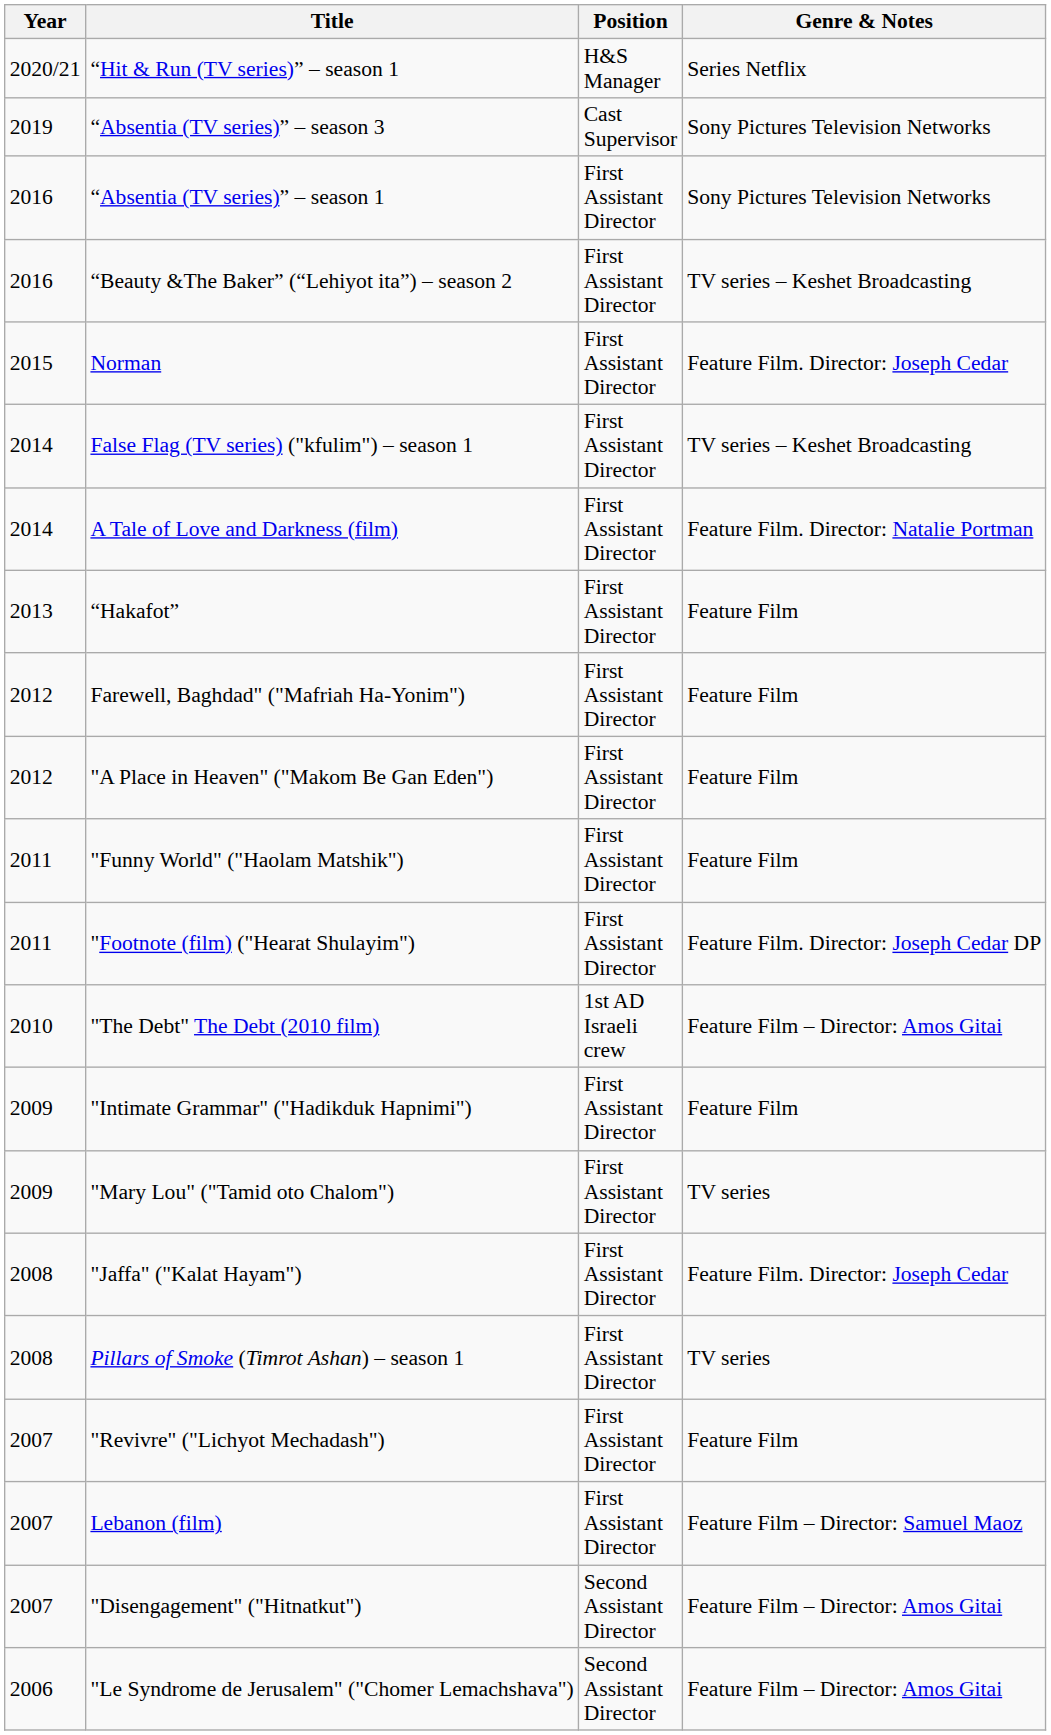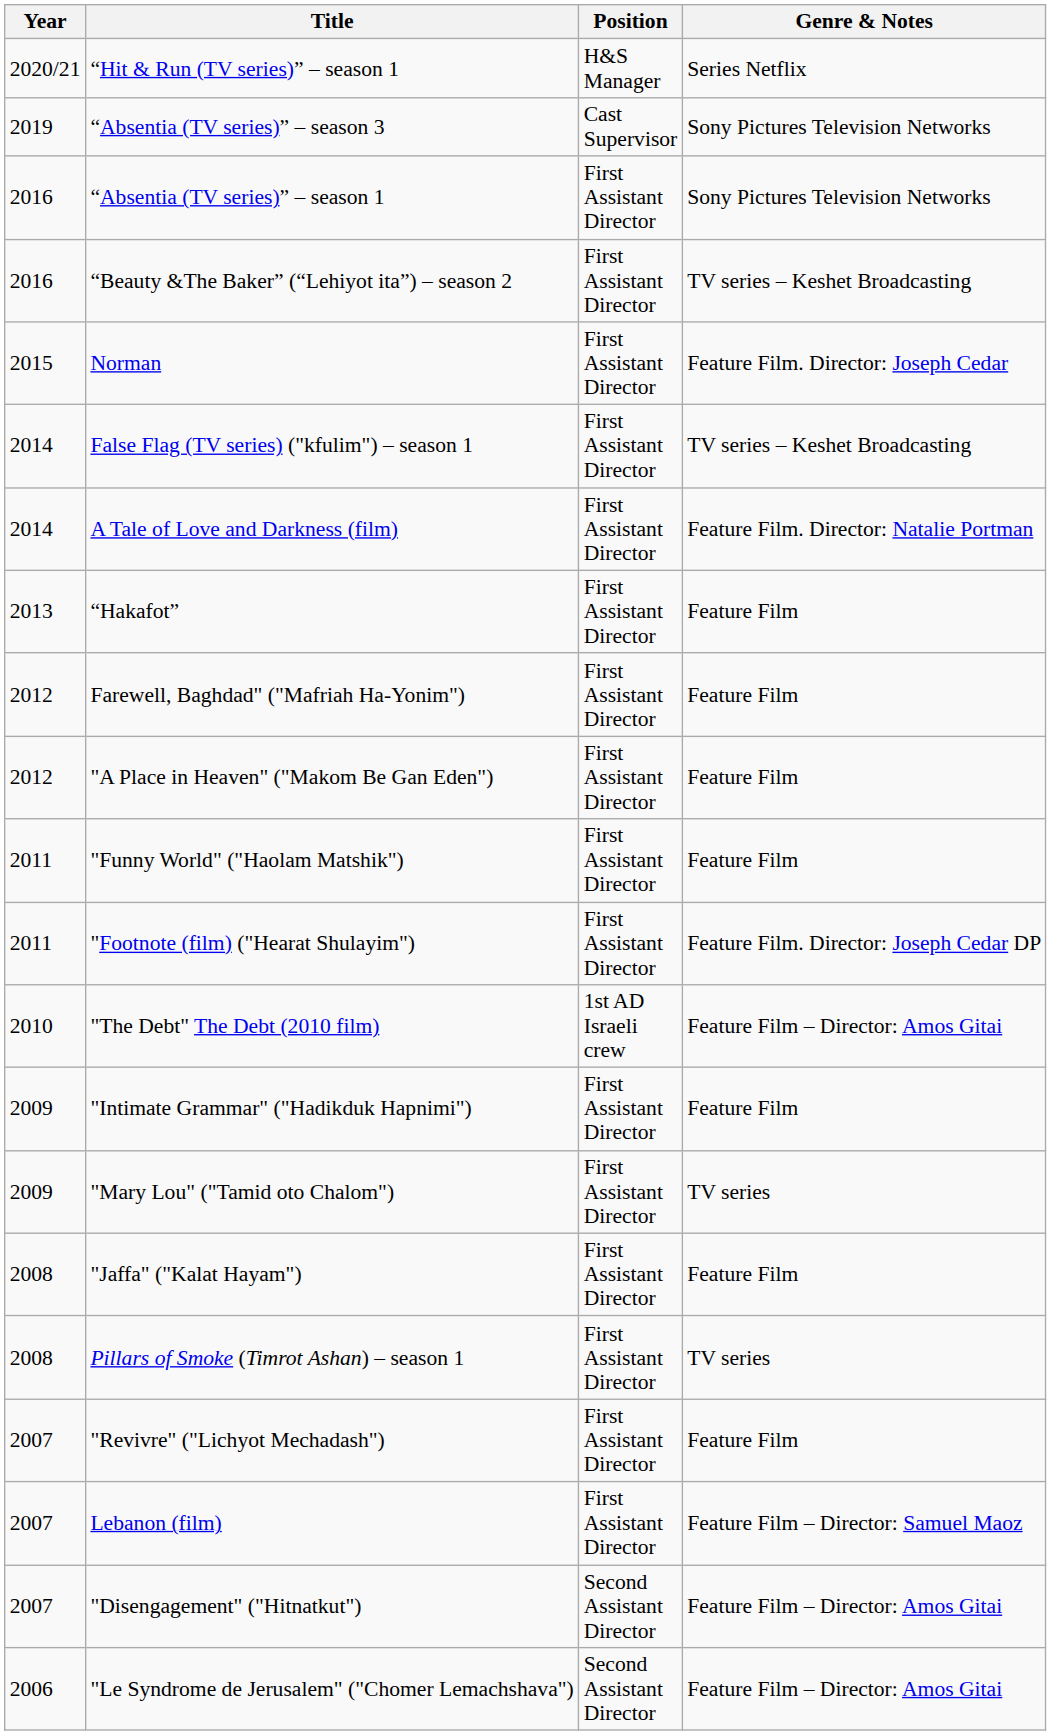(848, 1274) Feature Film. Director: Joseph Cedar -> (743, 1274) Feature Film
